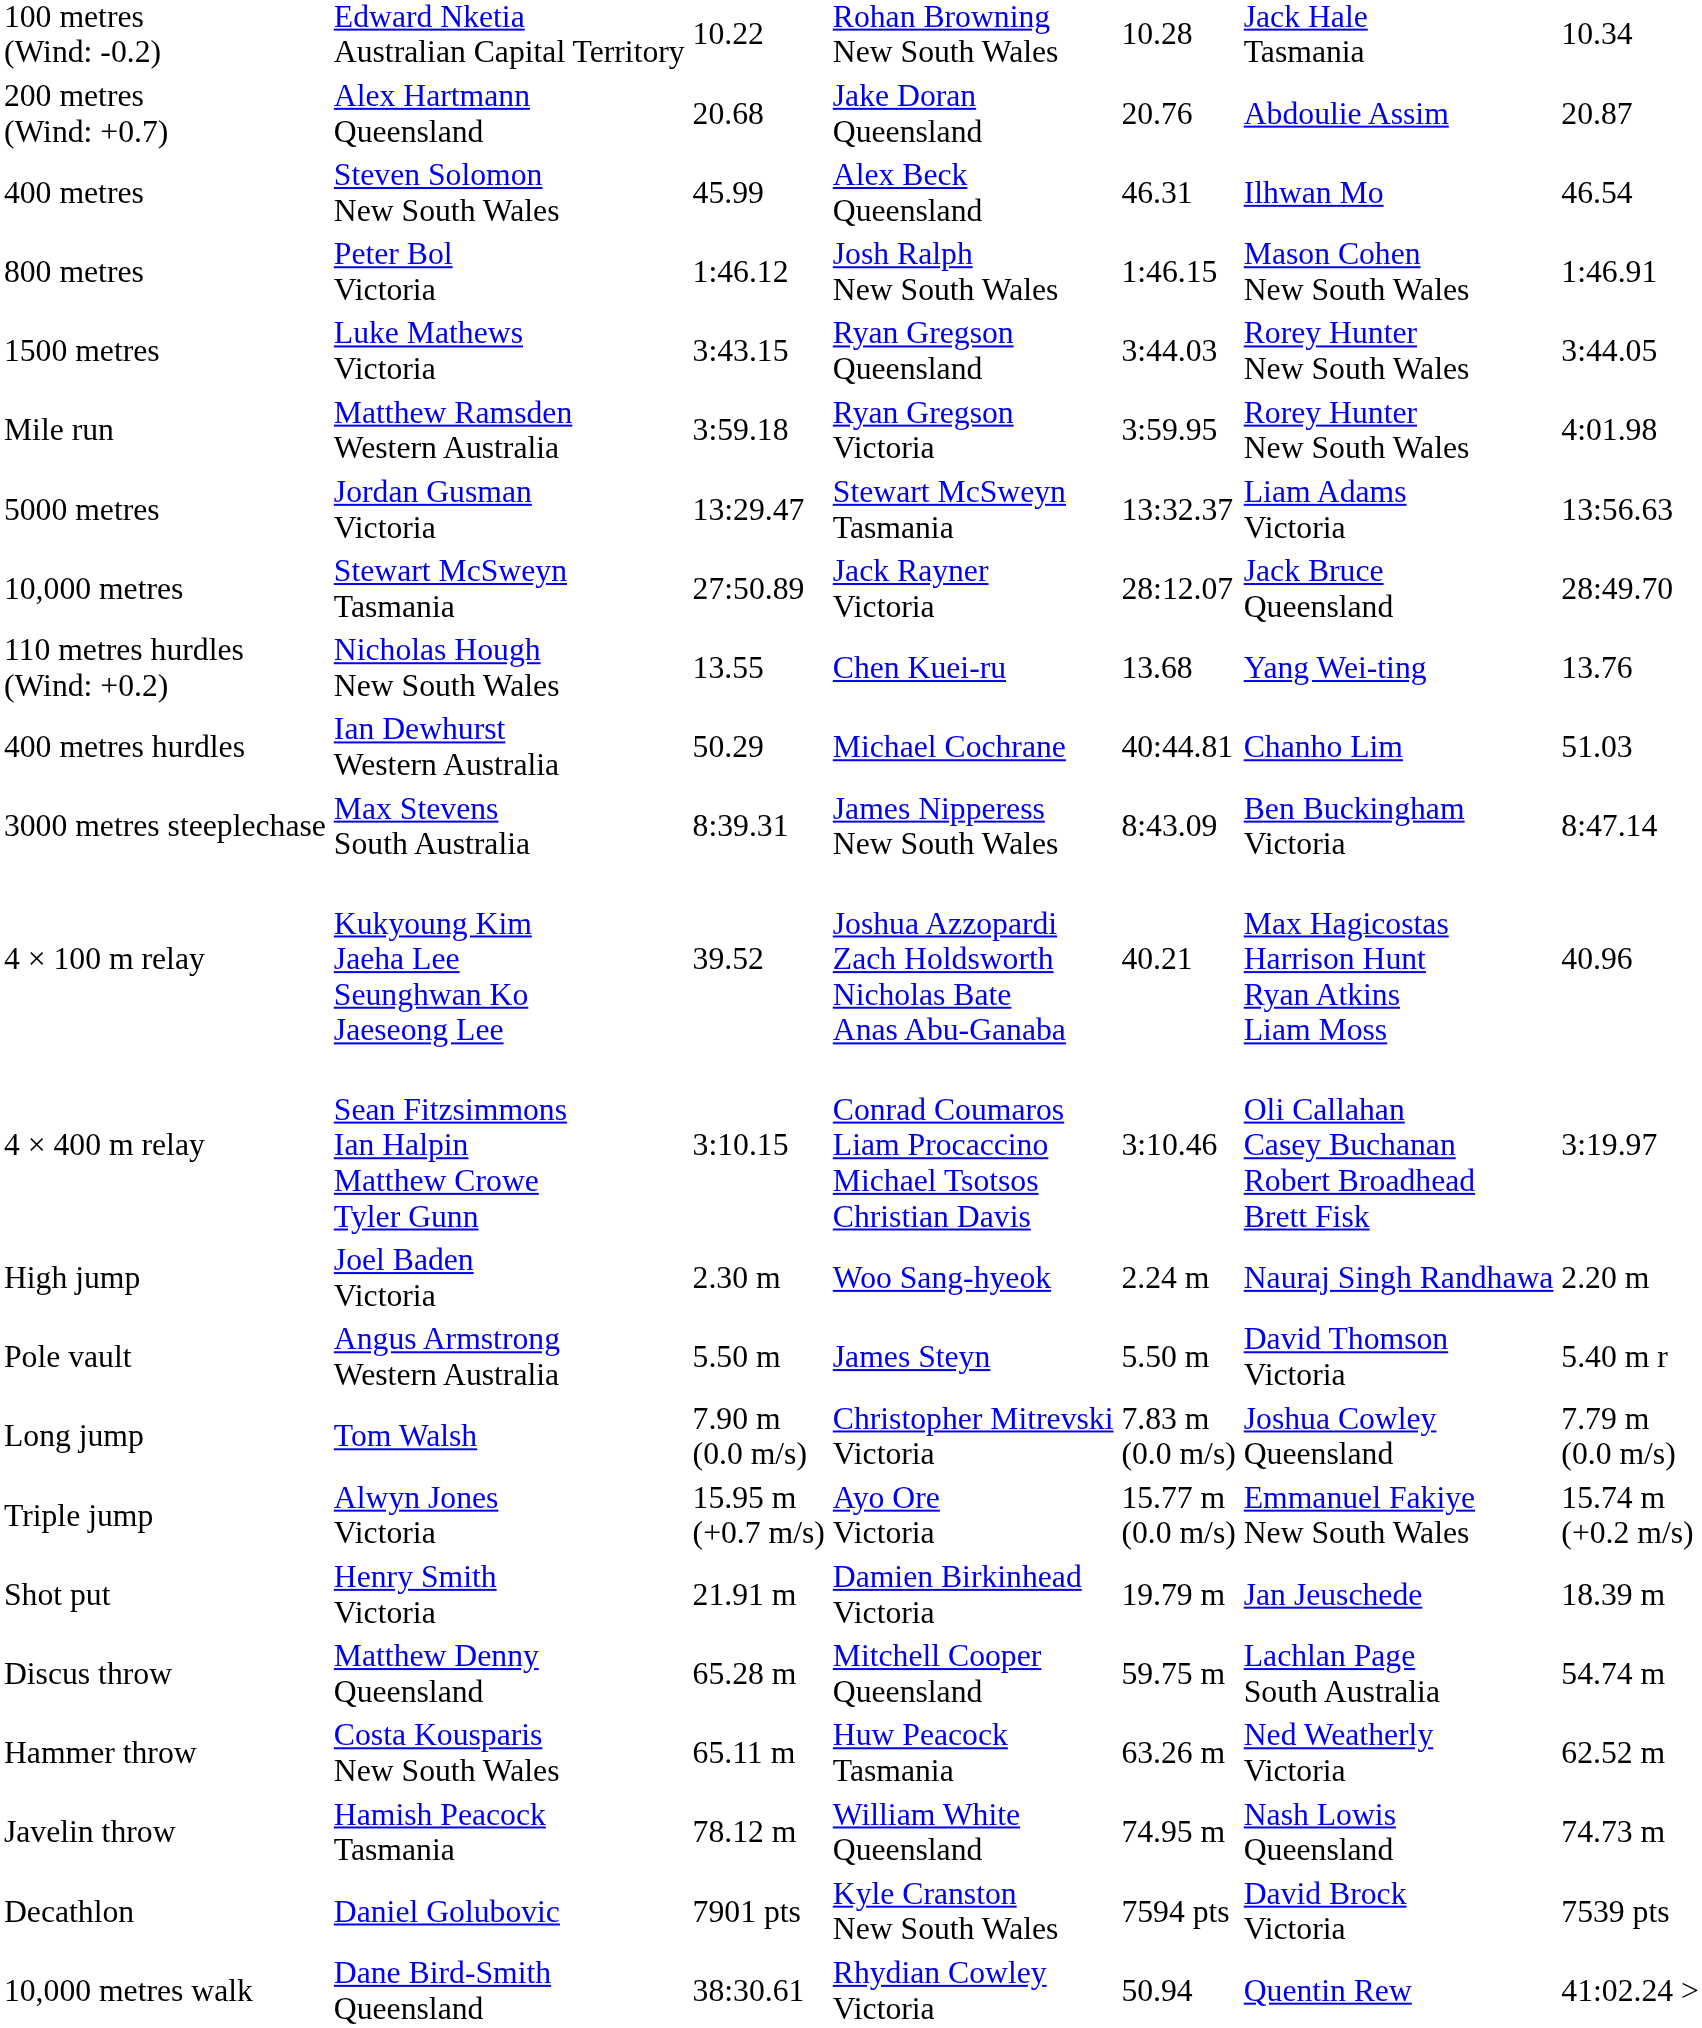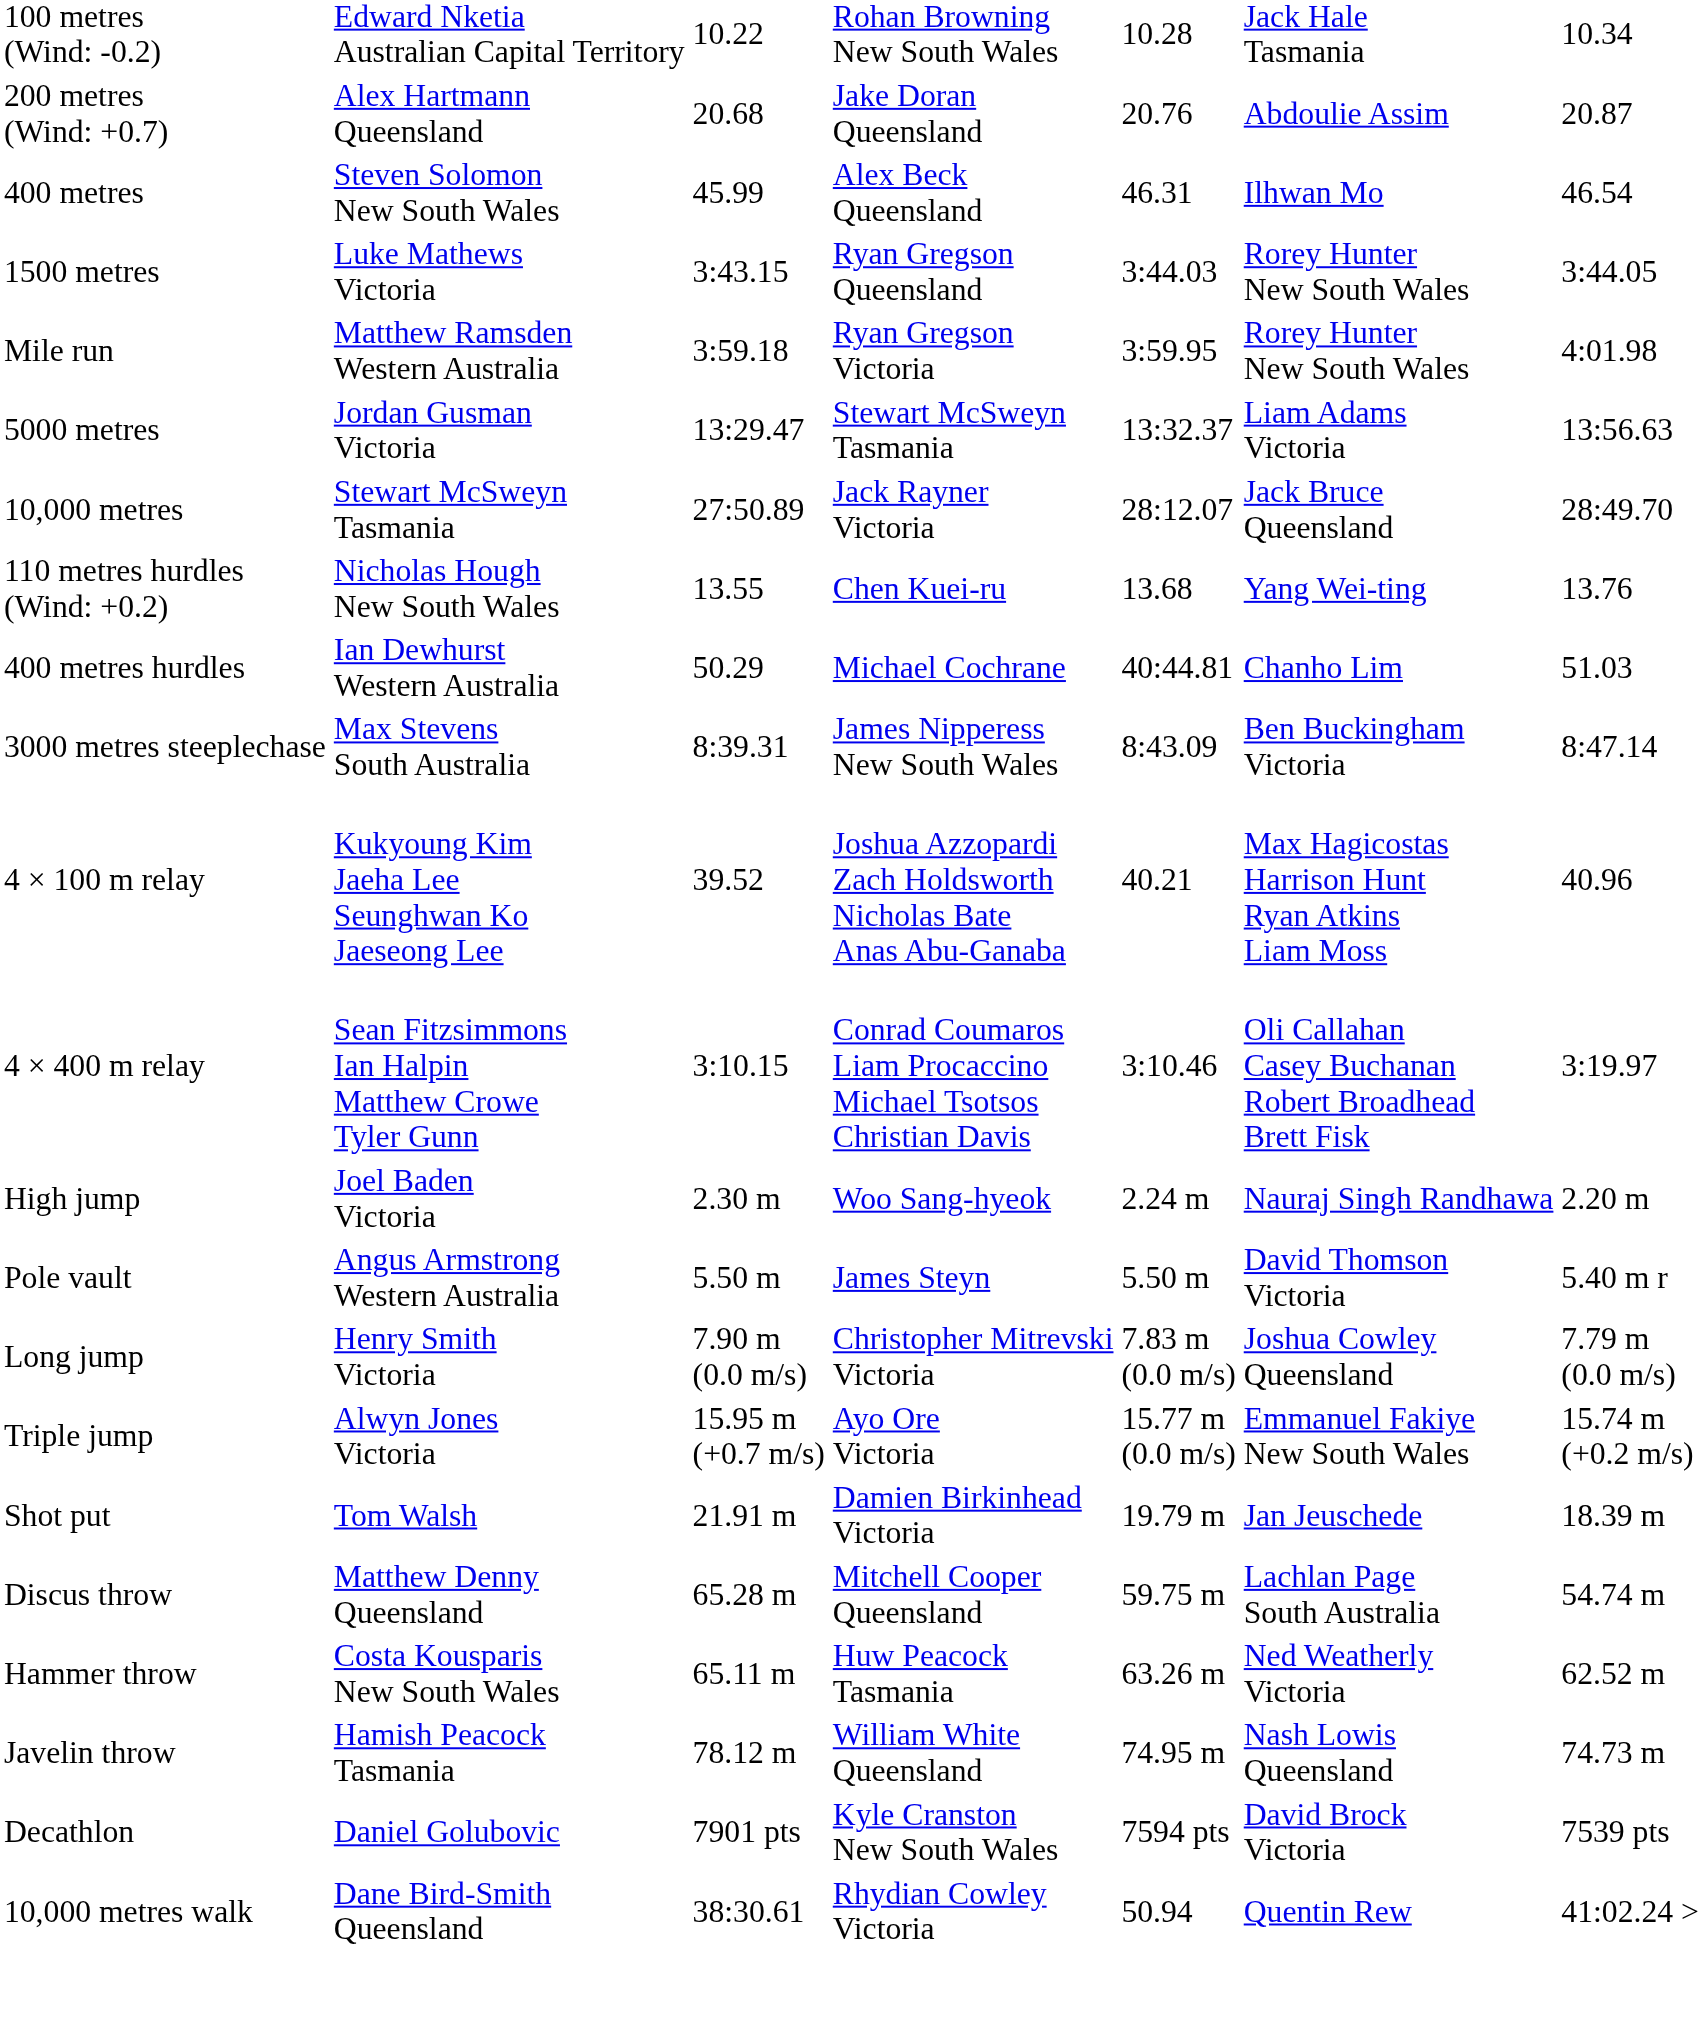- row: (74, 271)
(406, 1435) Tom Walsh -> (415, 1356) Henry Smith Victoria
(415, 1594) Henry Smith Victoria -> (406, 1515) Tom Walsh
